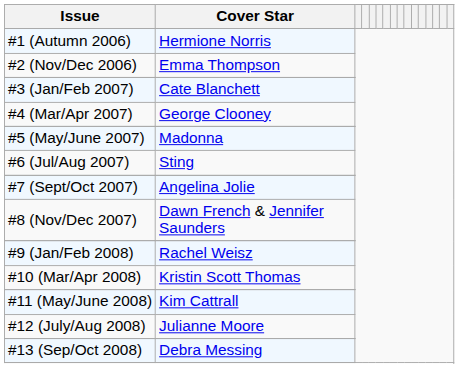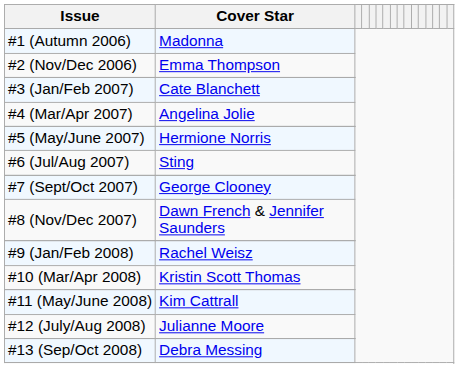(215, 41) Hermione Norris -> (191, 41) Madonna
(215, 114) George Clooney -> (207, 114) Angelina Jolie
(191, 138) Madonna -> (215, 138) Hermione Norris
(207, 187) Angelina Jolie -> (215, 187) George Clooney
